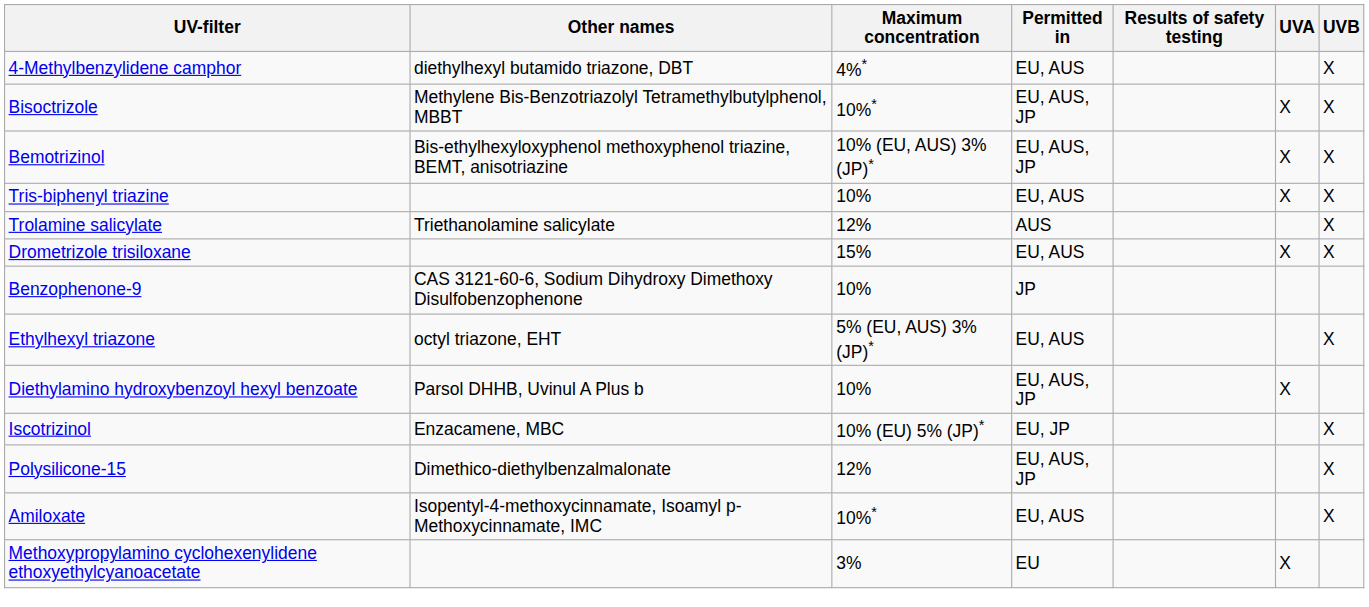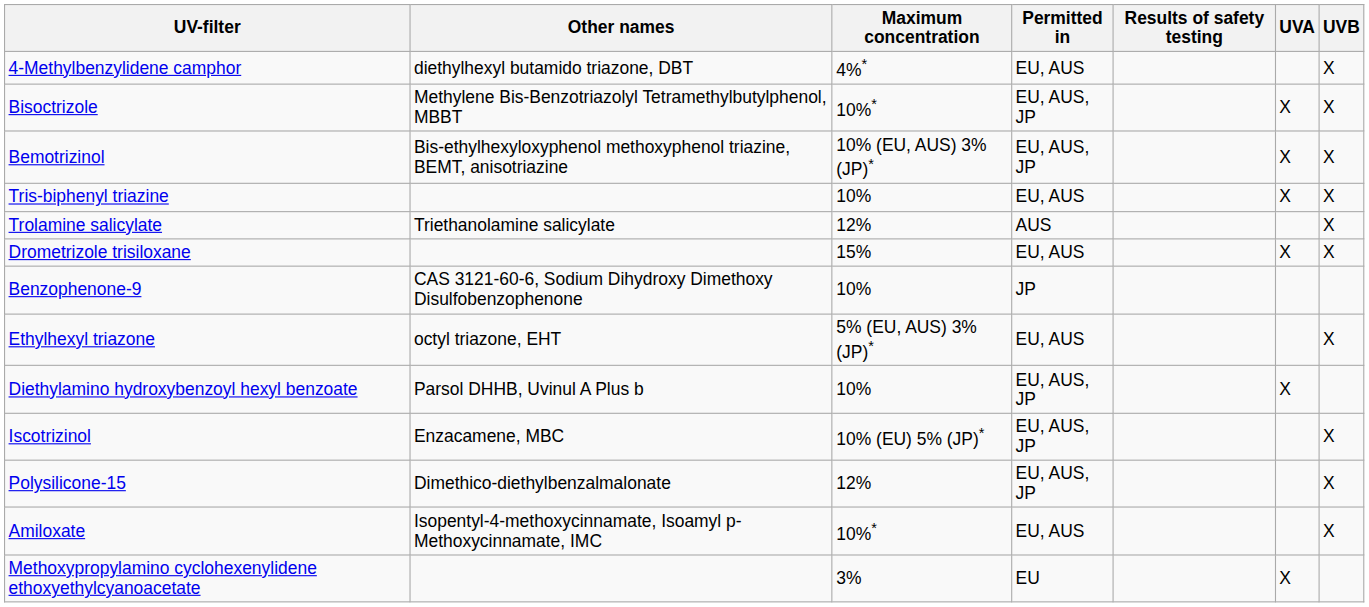(1043, 429) EU, JP -> (1052, 436) EU, AUS, JP
